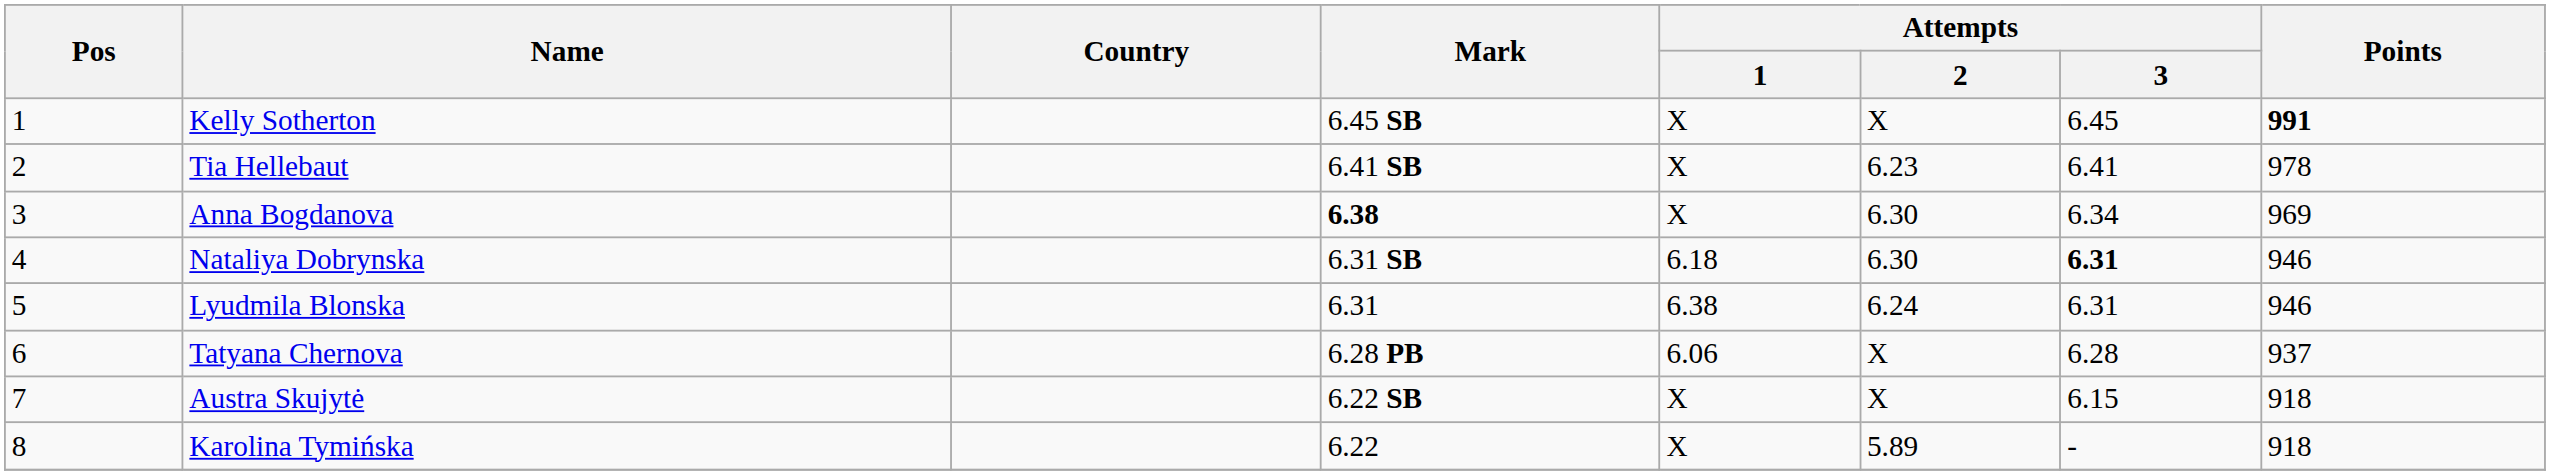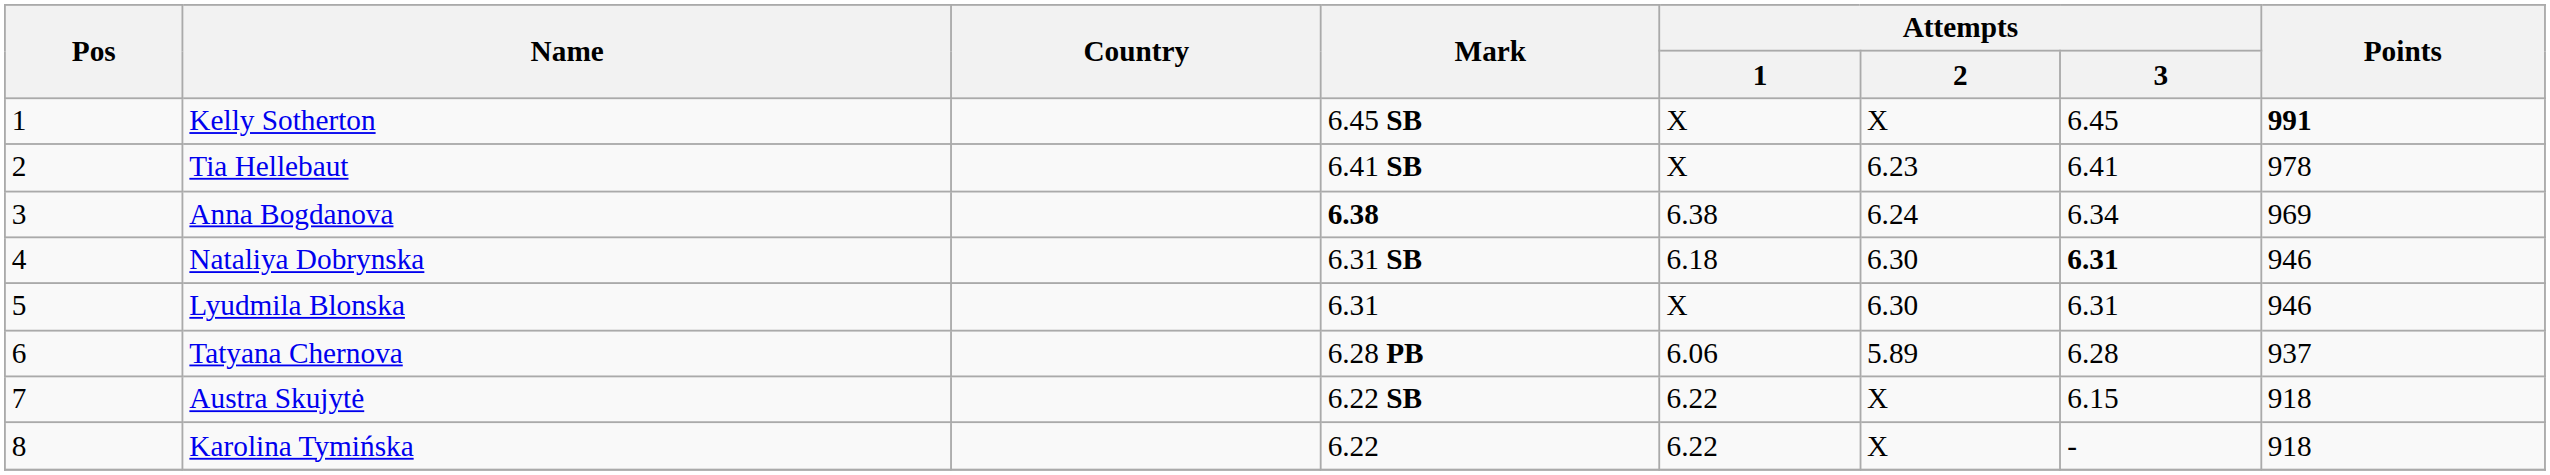(1677, 213) X -> (1692, 213) 6.38
(1893, 213) 6.30 -> (1893, 213) 6.24
(1692, 306) 6.38 -> (1677, 306) X
(1893, 306) 6.24 -> (1893, 306) 6.30
(1878, 352) X -> (1893, 352) 5.89
(1677, 399) X -> (1692, 399) 6.22
(1677, 445) X -> (1692, 445) 6.22
(1893, 445) 5.89 -> (1878, 445) X
